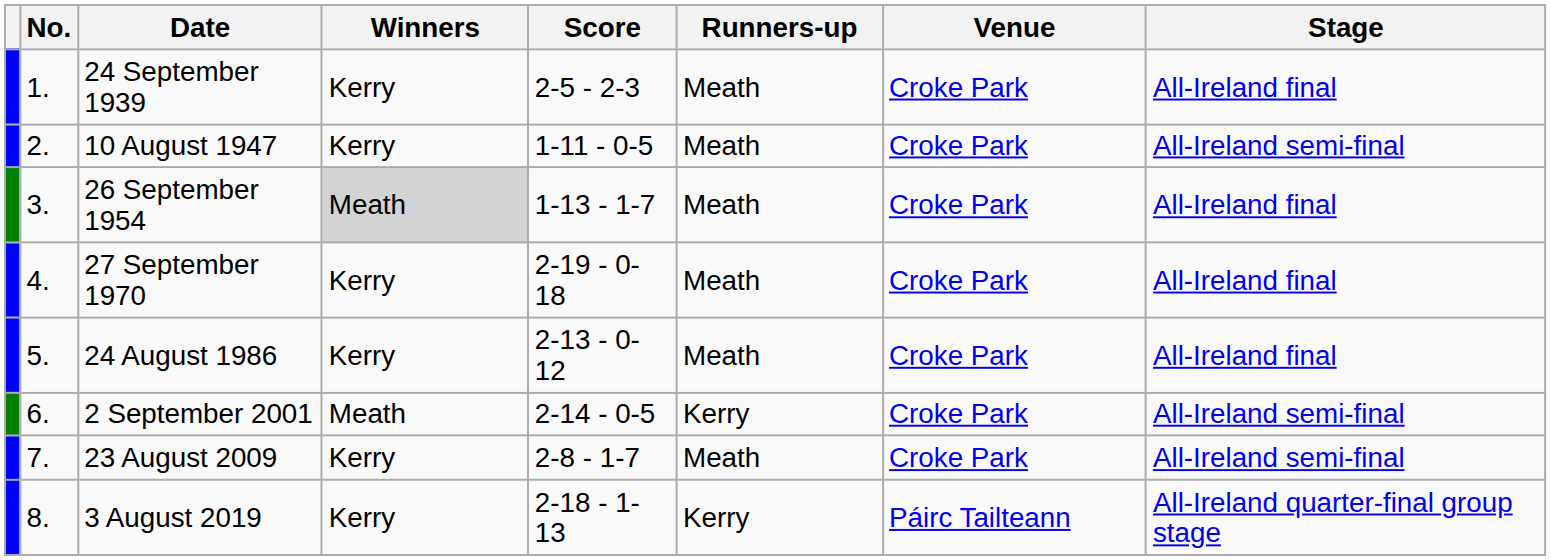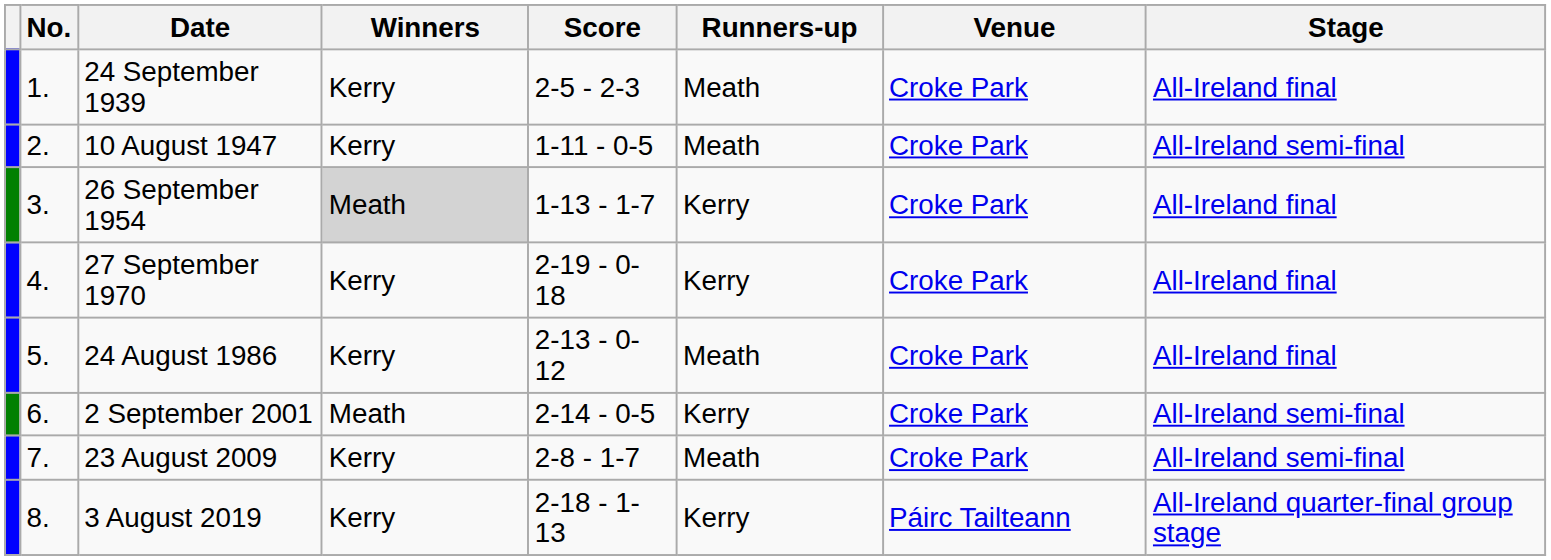(722, 205) Meath -> (716, 205) Kerry
(722, 280) Meath -> (716, 280) Kerry
